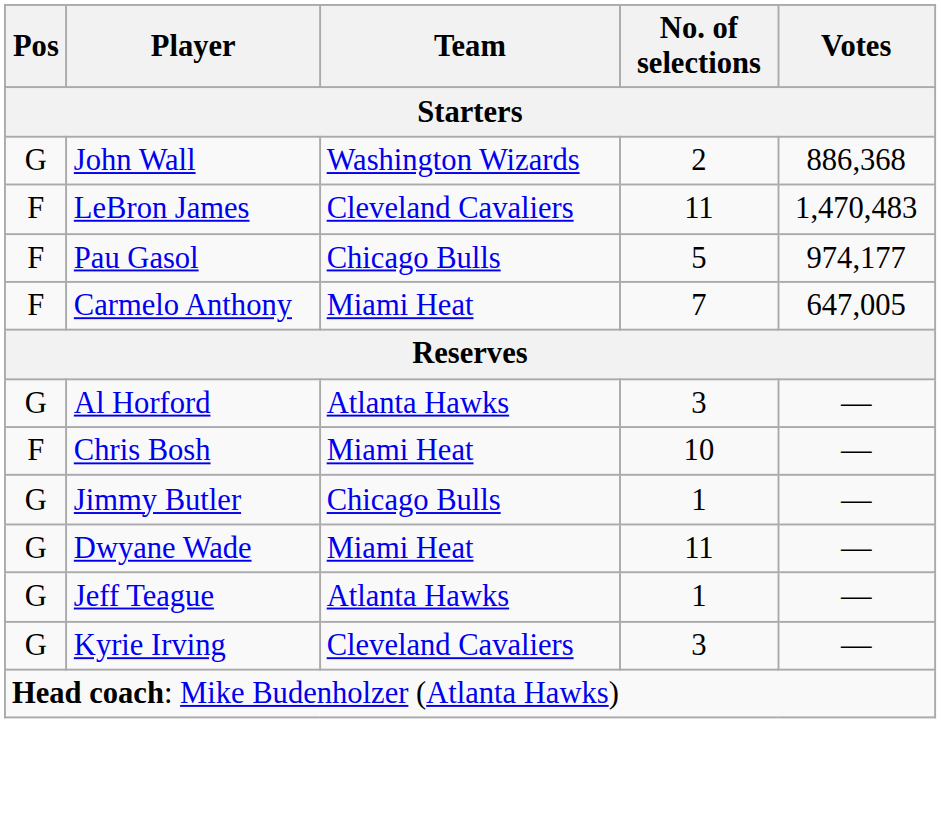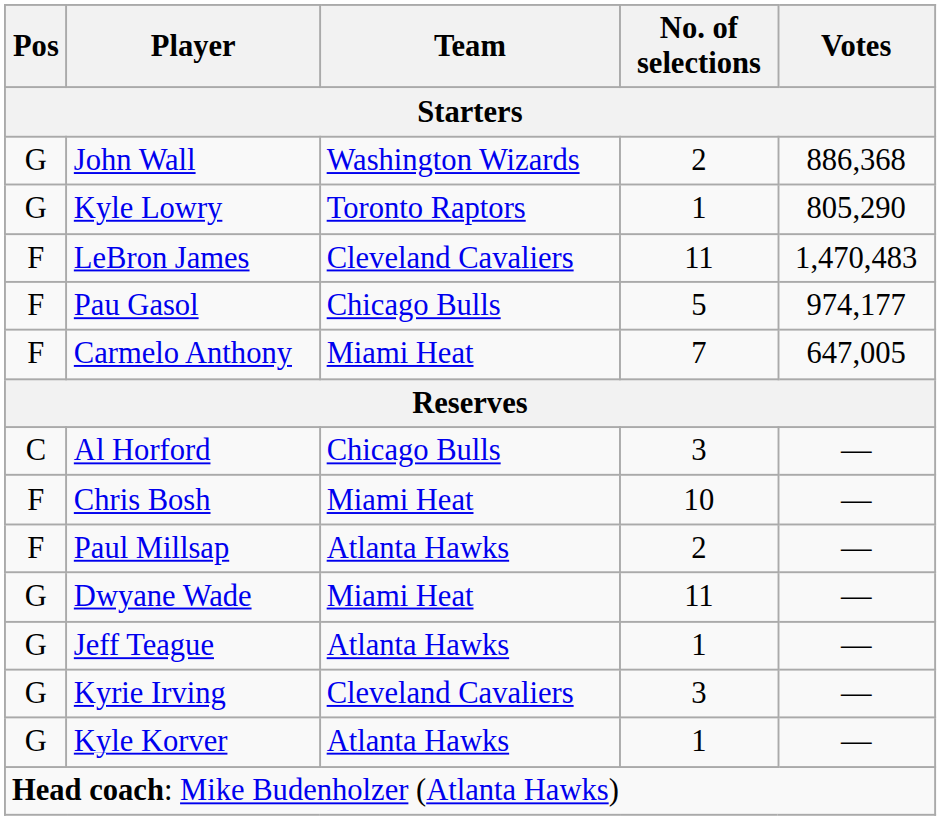+ row: (148, 208)
(36, 402) G -> (36, 450) C
(418, 402) Atlanta Hawks -> (414, 450) Chicago Bulls
+ row: (152, 547)
- row: (157, 499)
+ row: (151, 741)
